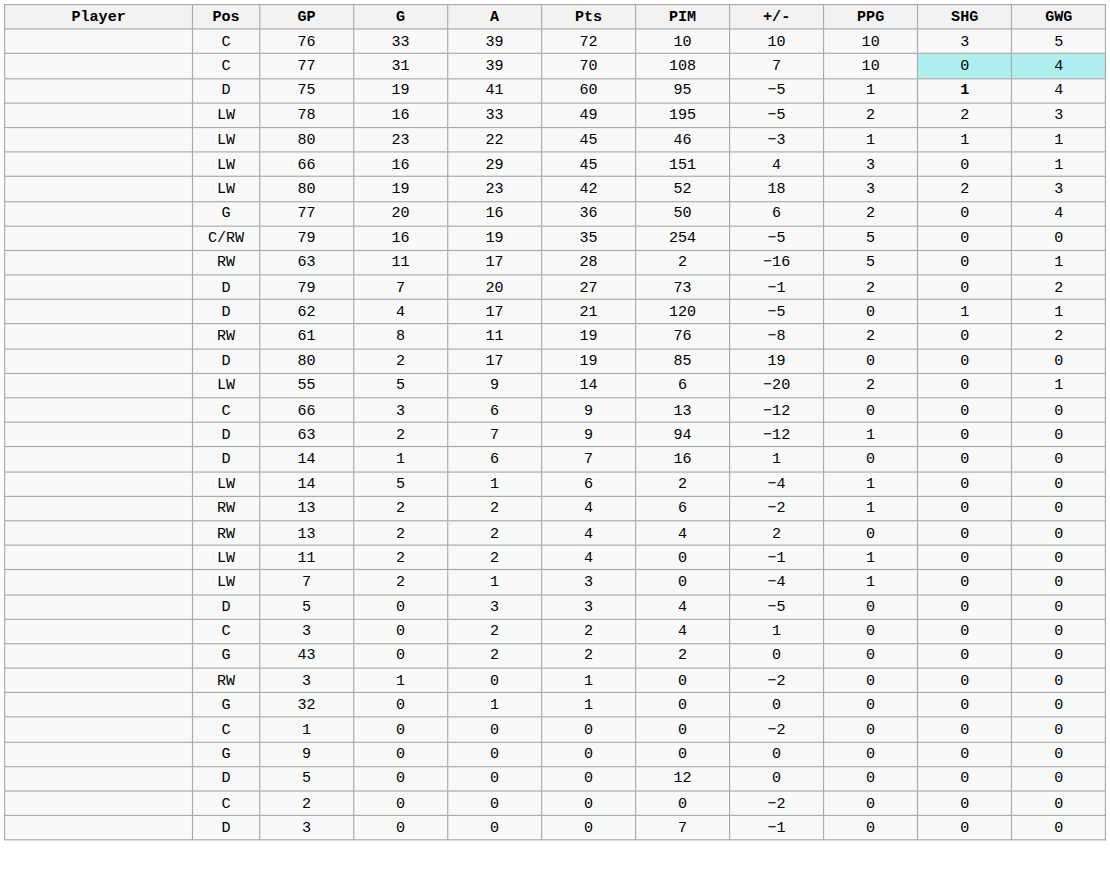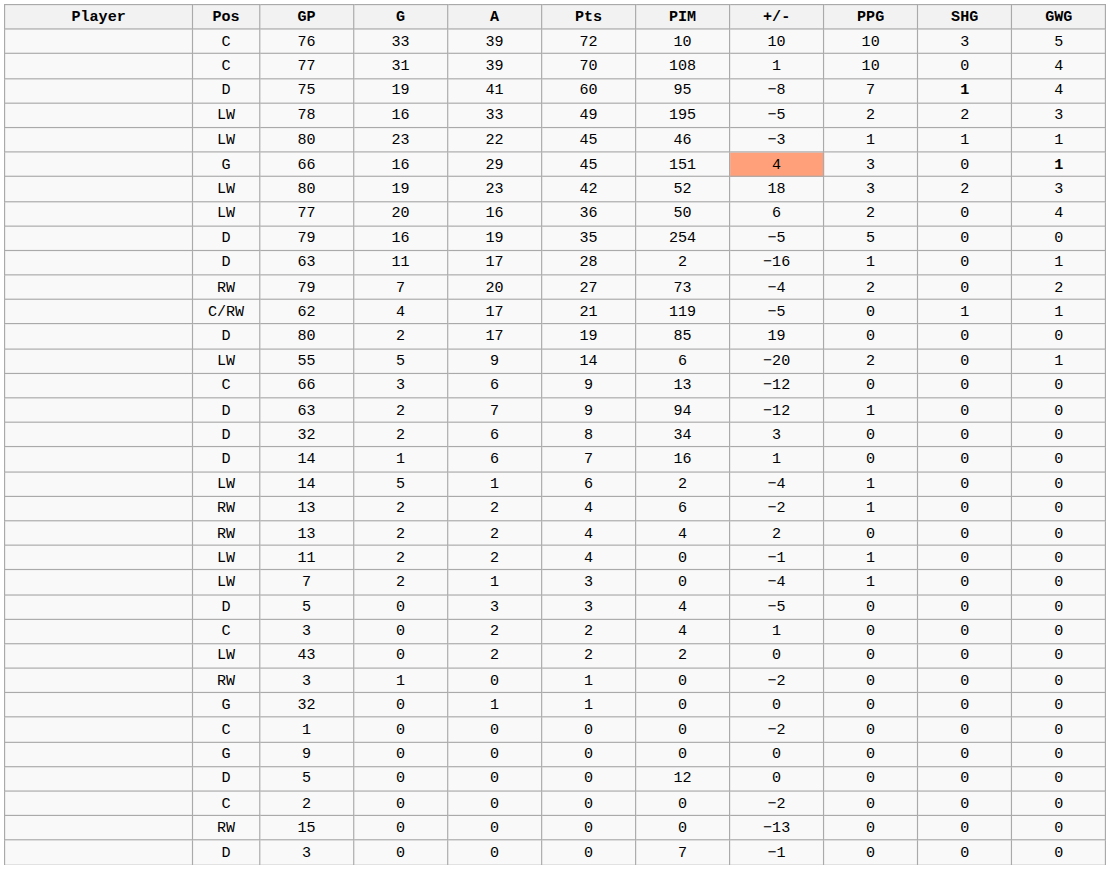(777, 66) 7 -> (777, 66) 1
(965, 66) paleturquoise background -> (965, 66) no background
(1059, 66) paleturquoise background -> (1059, 66) no background
(777, 91) −5 -> (777, 91) −8
(871, 91) 1 -> (871, 91) 7
(226, 164) LW -> (226, 164) G
(777, 164) no background -> (777, 164) lightsalmon background
(1059, 164) normal -> (1059, 164) bold
(226, 213) G -> (226, 213) LW
(226, 238) C/RW -> (226, 238) D
(226, 263) RW -> (226, 263) D
(871, 263) 5 -> (871, 263) 1
(226, 287) D -> (226, 287) RW
(777, 287) −1 -> (777, 287) −4
(226, 312) D -> (226, 312) C/RW
(683, 312) 120 -> (683, 312) 119
- row: (306, 336)
+ row: (306, 435)
(226, 656) G -> (226, 656) LW
+ row: (306, 828)
